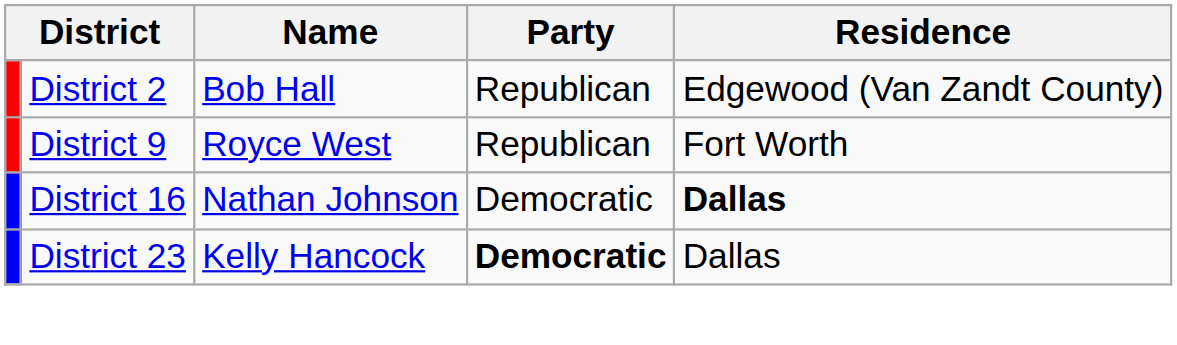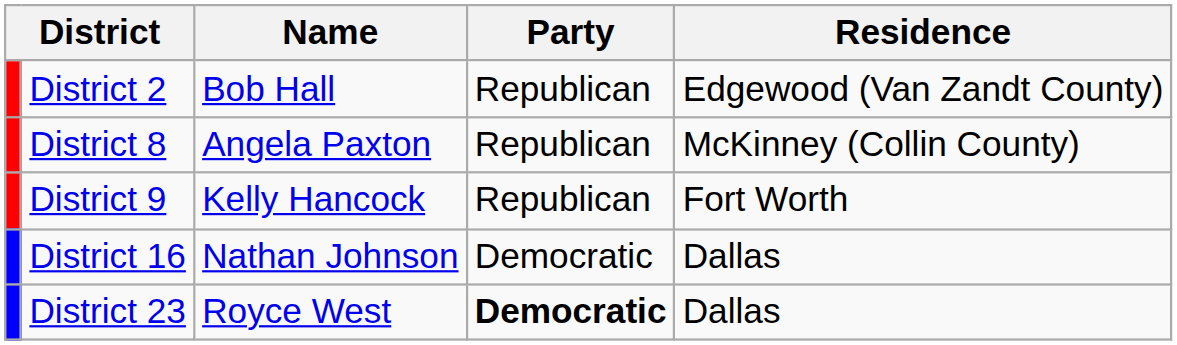+ row: (98, 144)
(297, 144) Royce West -> (314, 199) Kelly Hancock
(735, 199) bold -> (732, 255) normal
(314, 255) Kelly Hancock -> (297, 311) Royce West
